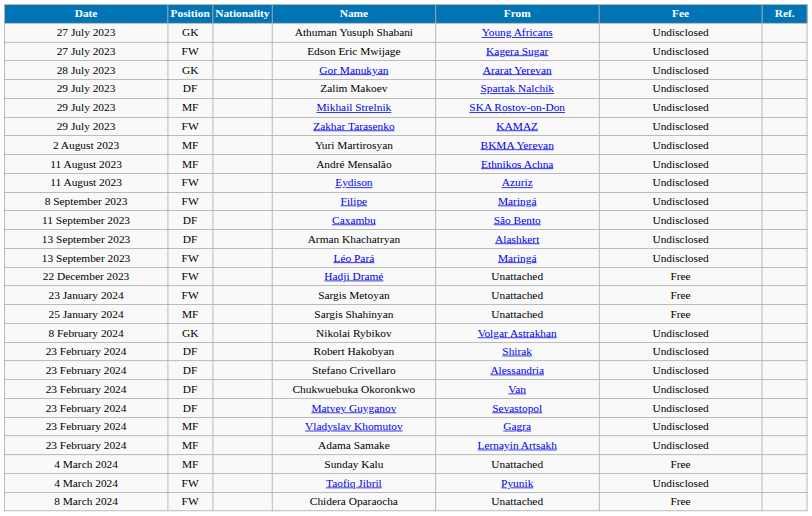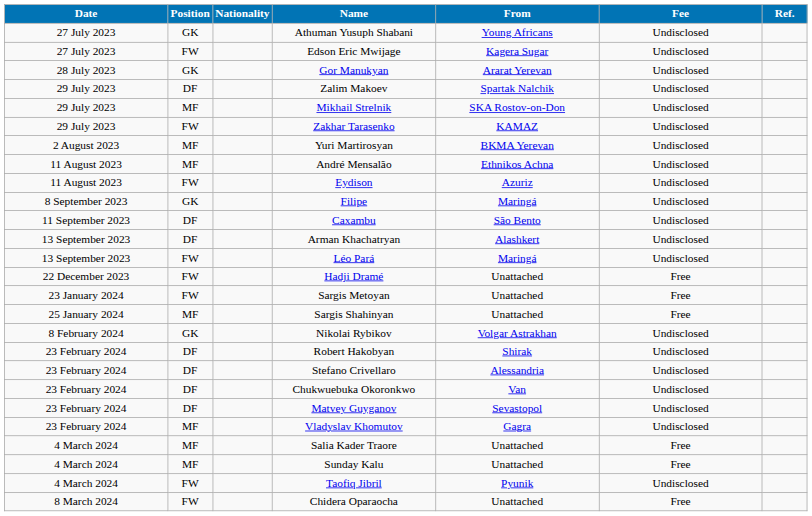(190, 201) FW -> (190, 201) GK
- row: (354, 445)
+ row: (354, 445)
